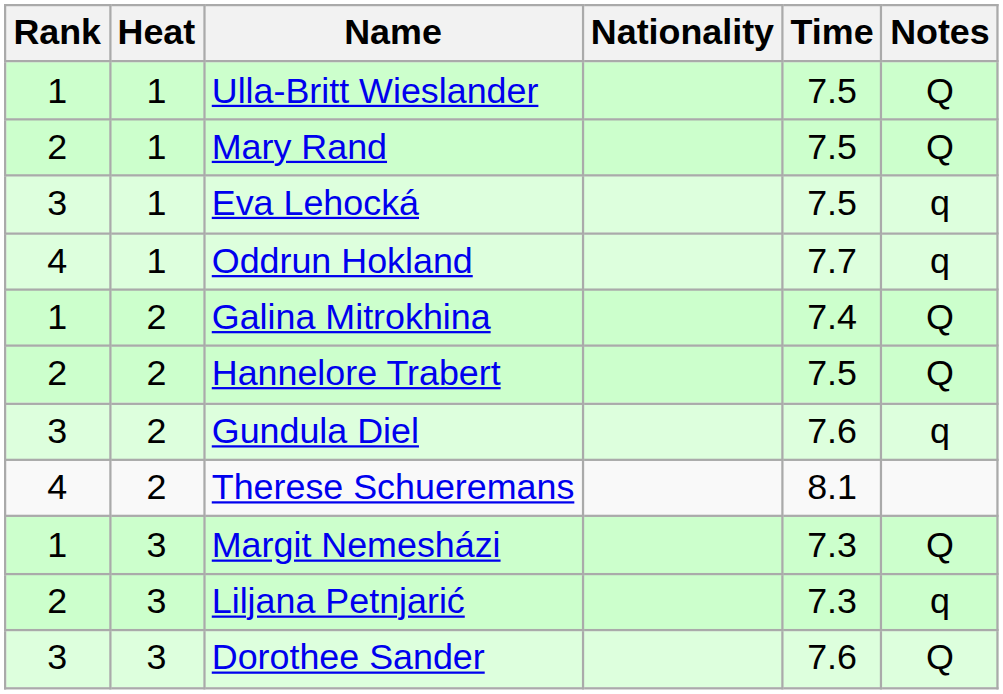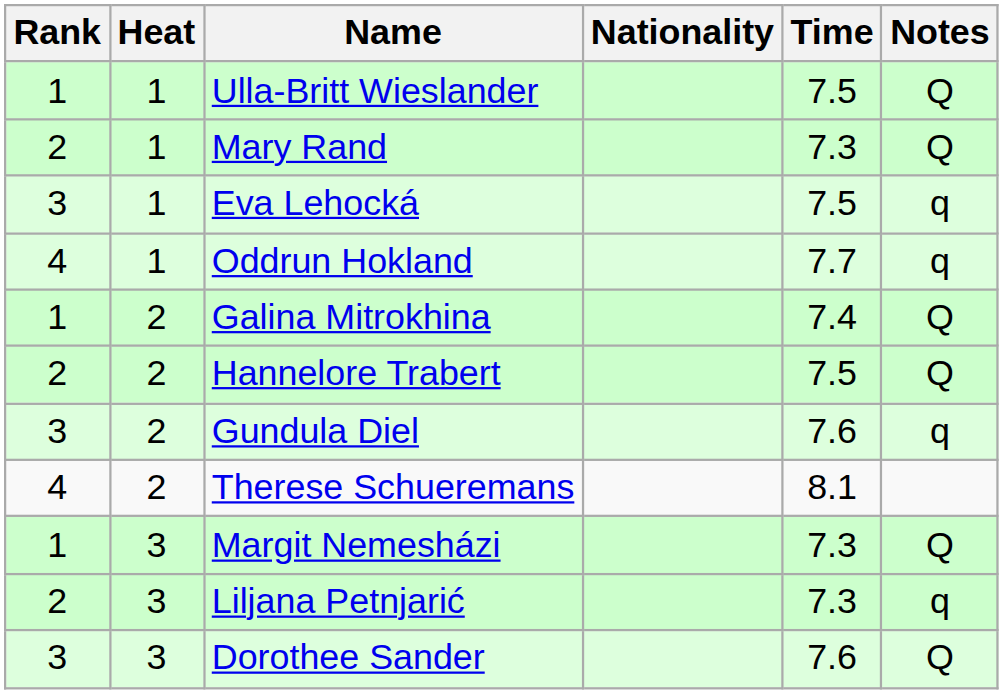(832, 146) 7.5 -> (832, 146) 7.3
